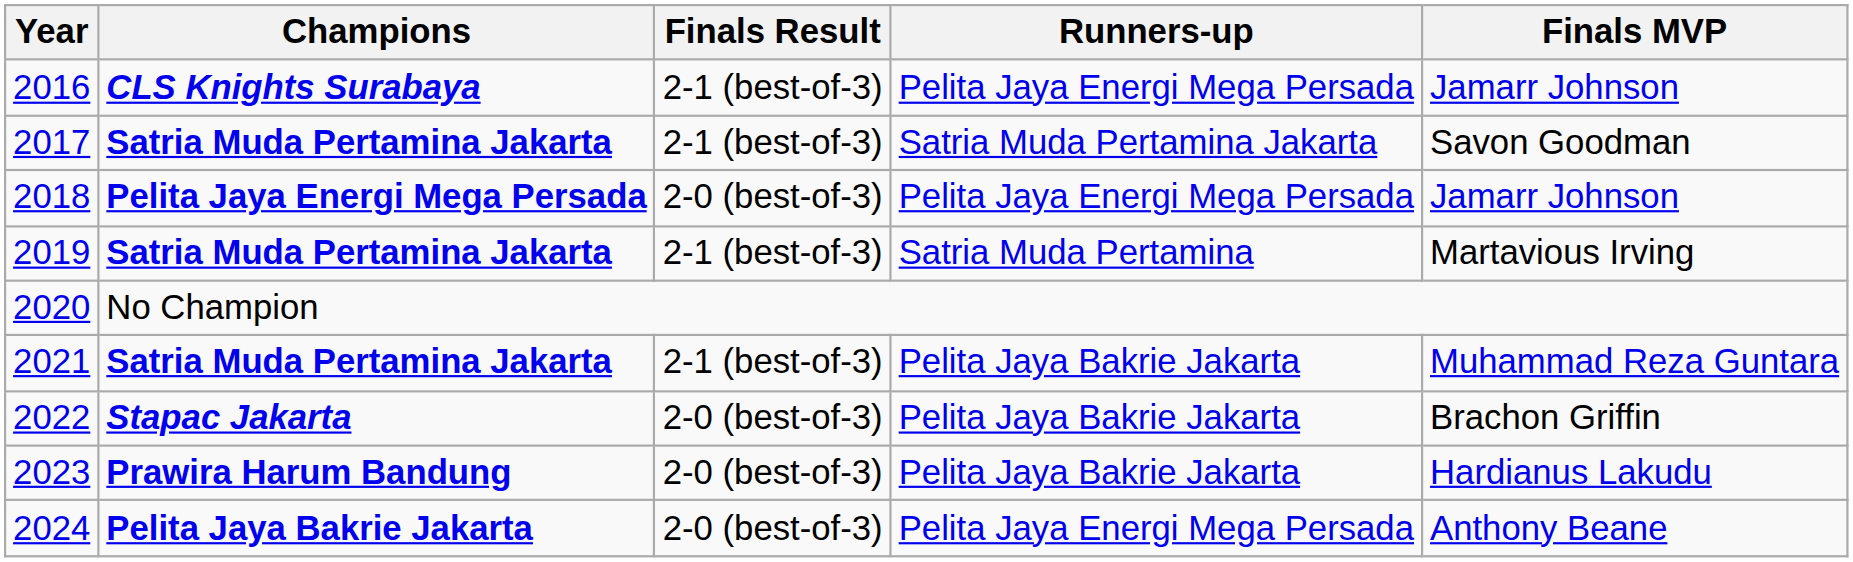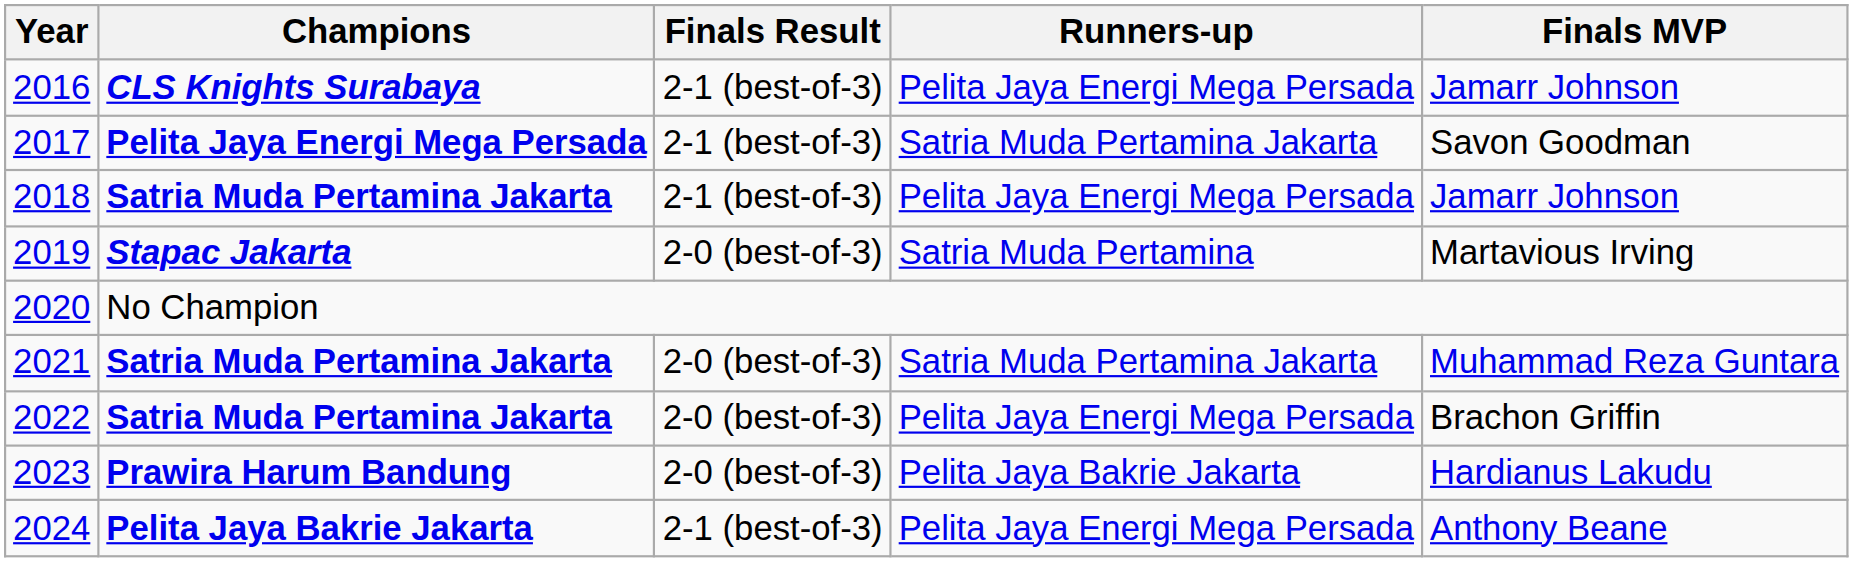(359, 142) Satria Muda Pertamina Jakarta -> (377, 142) Pelita Jaya Energi Mega Persada
(377, 197) Pelita Jaya Energi Mega Persada -> (359, 197) Satria Muda Pertamina Jakarta
(773, 197) 2-0 (best-of-3) -> (773, 197) 2-1 (best-of-3)
(359, 252) Satria Muda Pertamina Jakarta -> (229, 252) Stapac Jakarta
(773, 252) 2-1 (best-of-3) -> (773, 252) 2-0 (best-of-3)
(773, 362) 2-1 (best-of-3) -> (773, 362) 2-0 (best-of-3)
(1099, 362) Pelita Jaya Bakrie Jakarta -> (1138, 362) Satria Muda Pertamina Jakarta
(229, 417) Stapac Jakarta -> (359, 417) Satria Muda Pertamina Jakarta
(1099, 417) Pelita Jaya Bakrie Jakarta -> (1156, 417) Pelita Jaya Energi Mega Persada
(773, 527) 2-0 (best-of-3) -> (773, 527) 2-1 (best-of-3)
